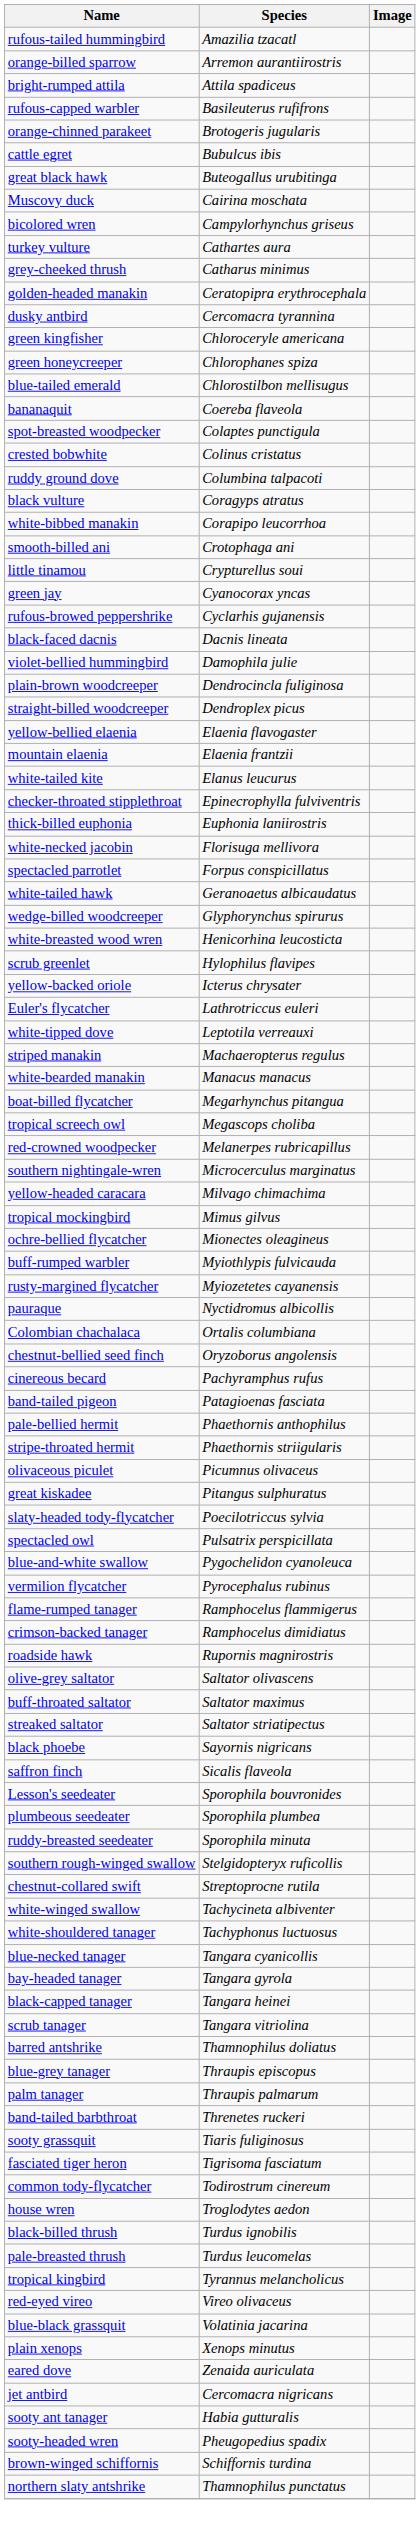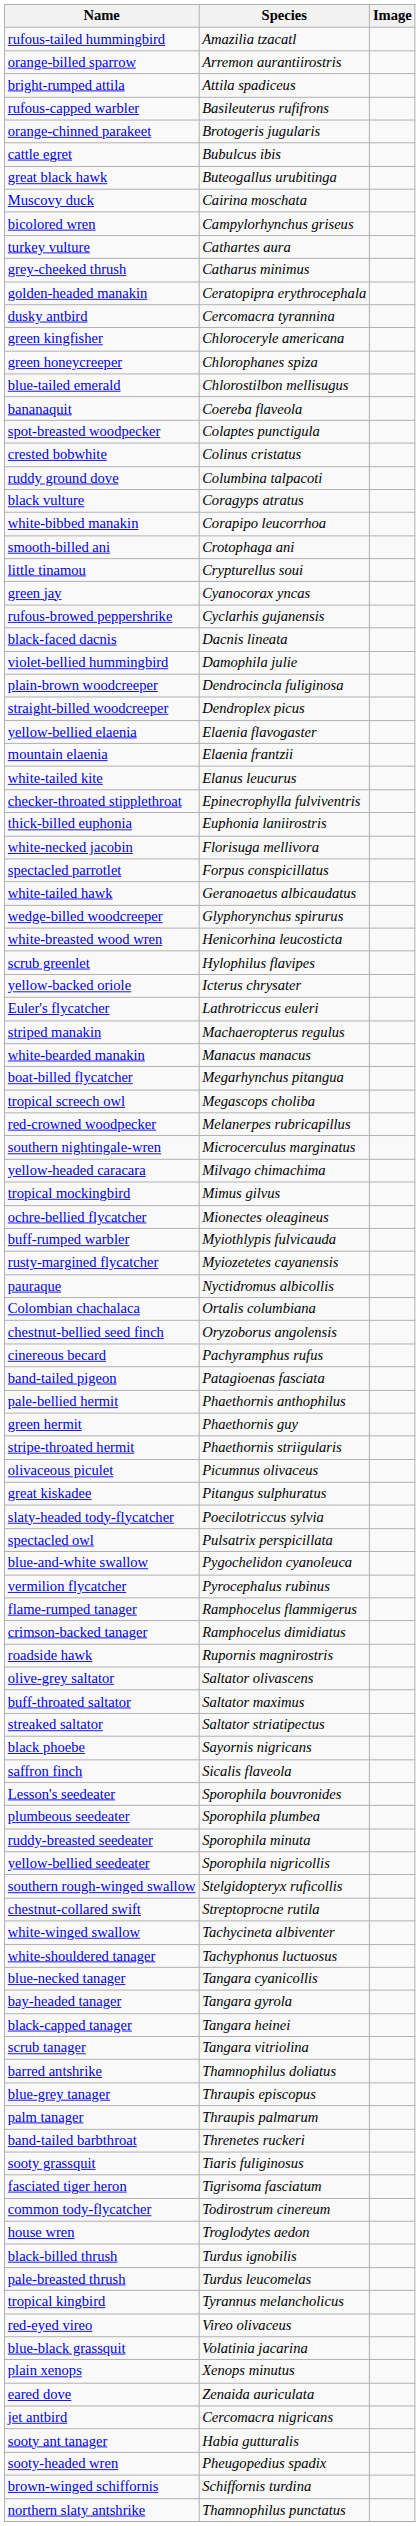- row: (61, 1032)
+ row: (45, 1424)
+ row: (79, 1863)
